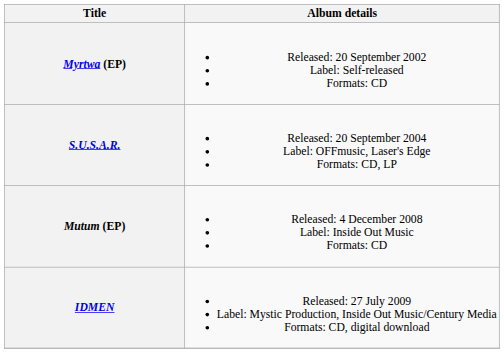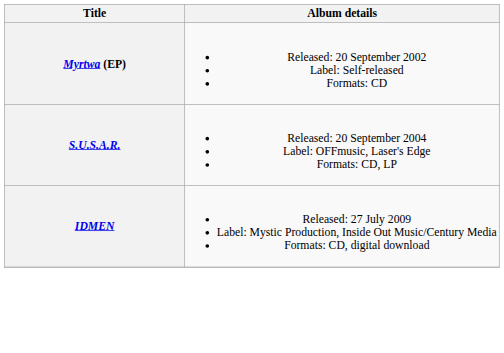- row: (95, 226)
